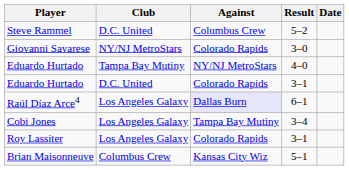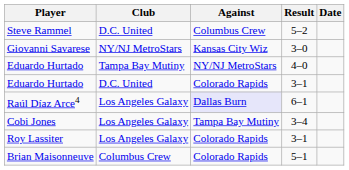(231, 48) Colorado Rapids -> (230, 48) Kansas City Wiz
(230, 156) Kansas City Wiz -> (231, 156) Colorado Rapids
